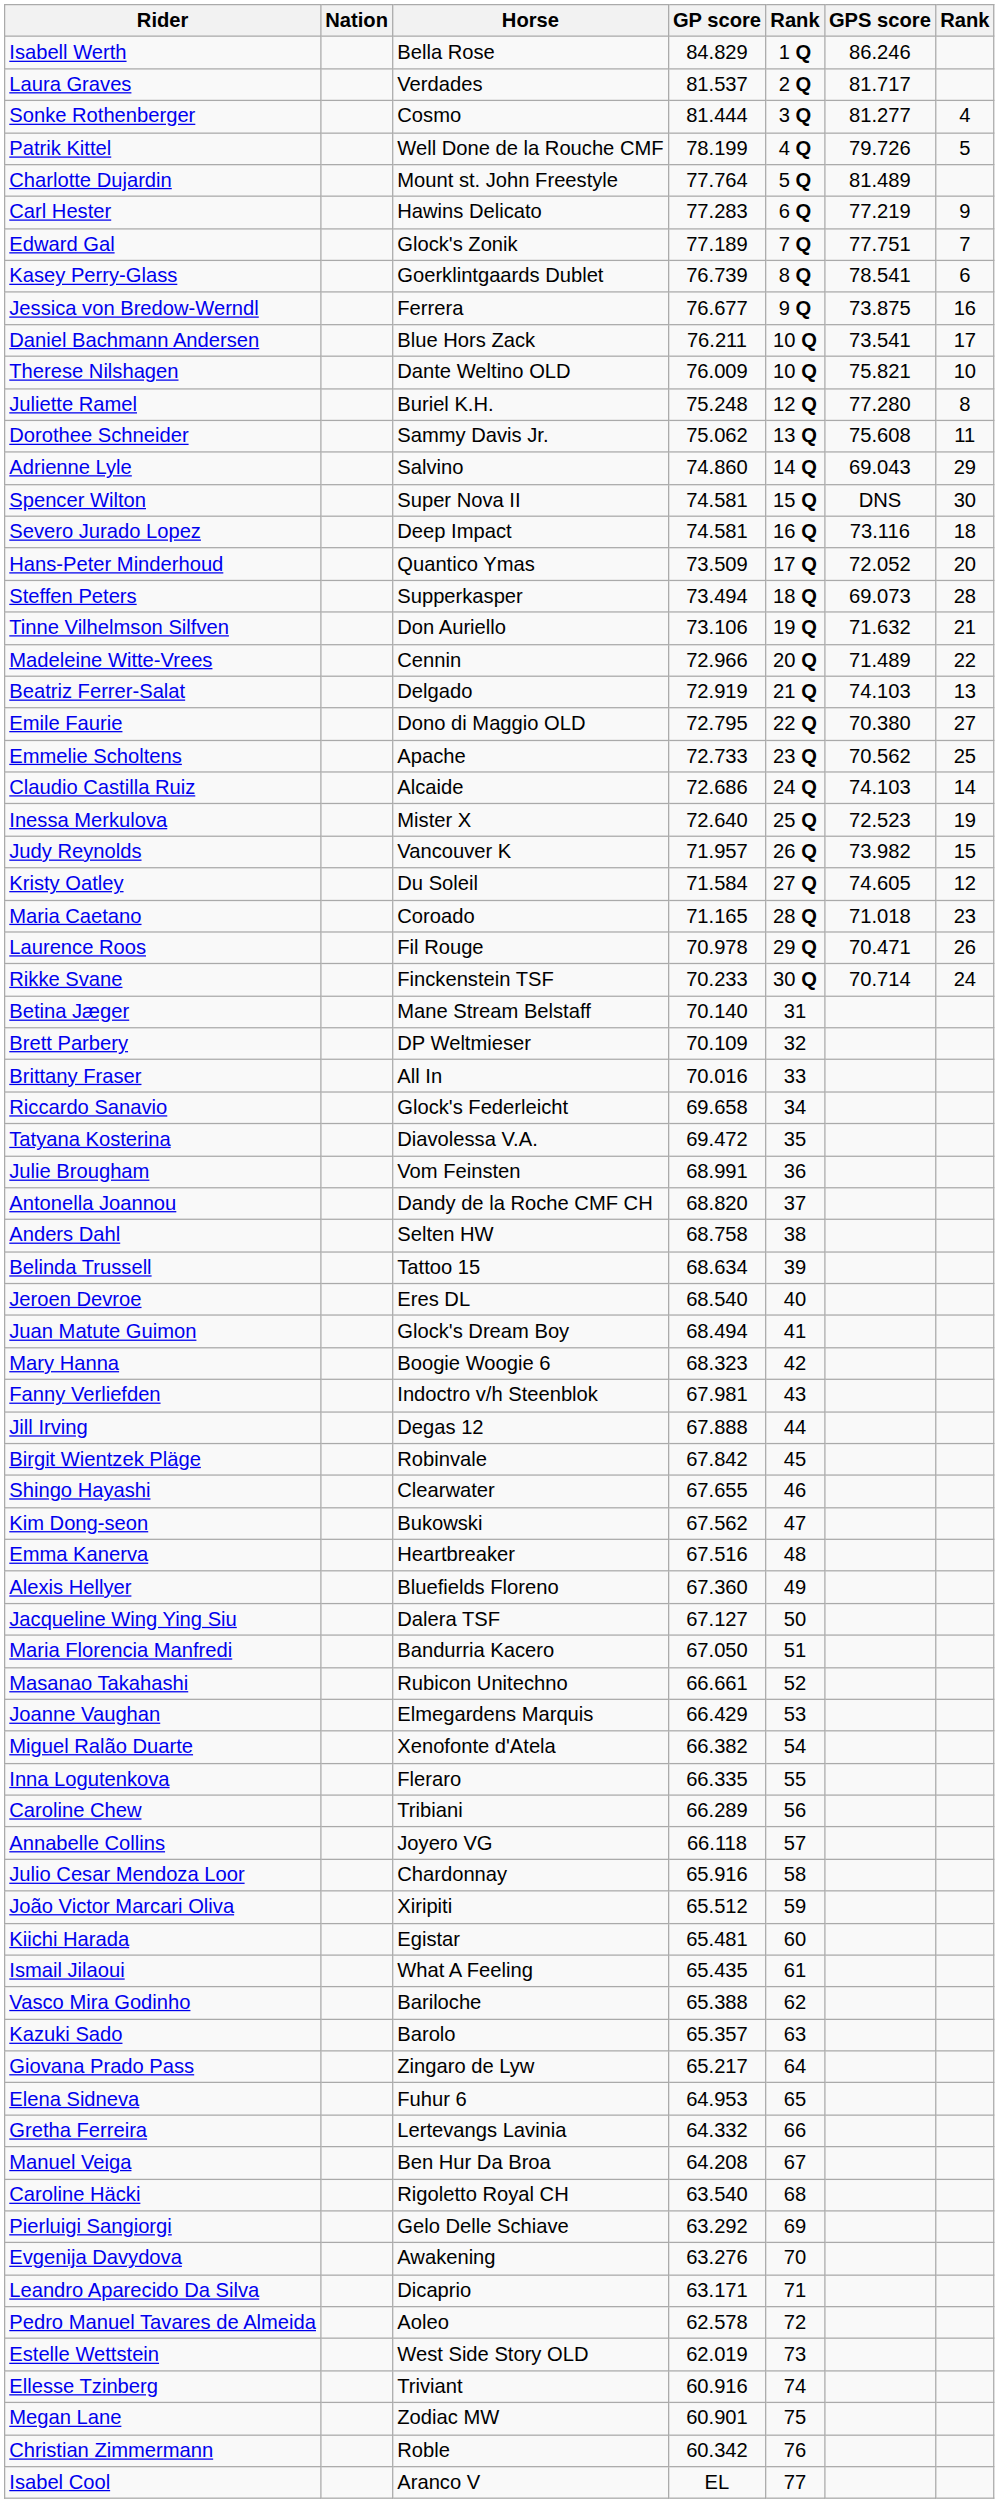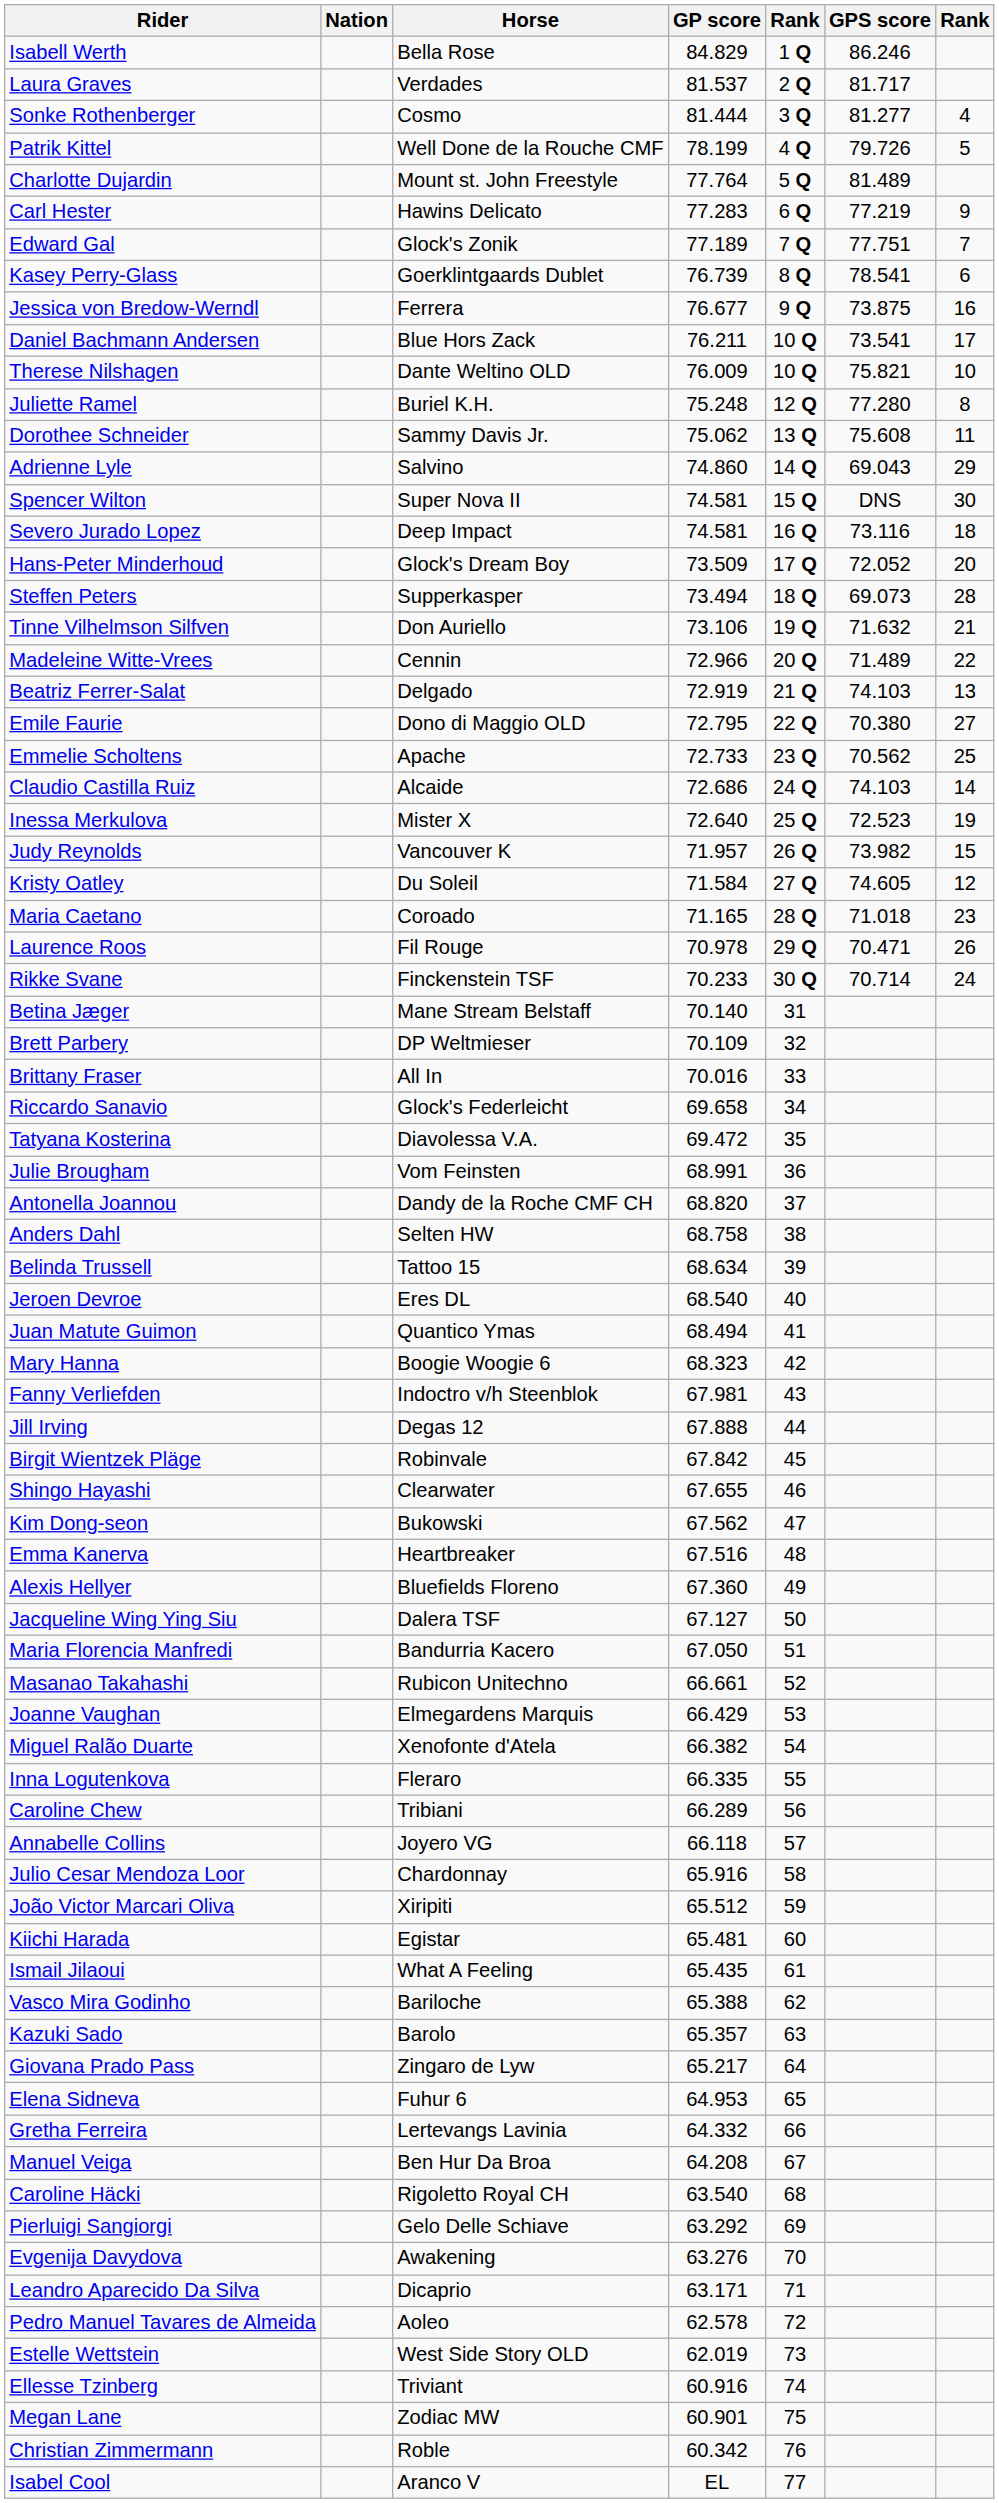(466, 564) Quantico Ymas -> (483, 564) Glock's Dream Boy
(483, 1331) Glock's Dream Boy -> (466, 1331) Quantico Ymas
